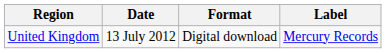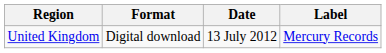columns swapped: (141, 15) <-> (230, 15)
